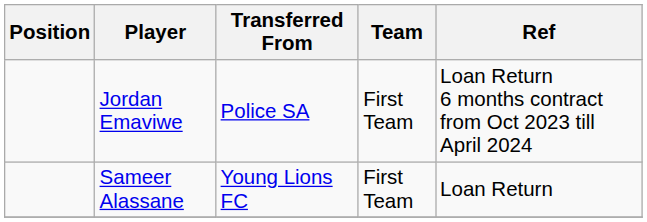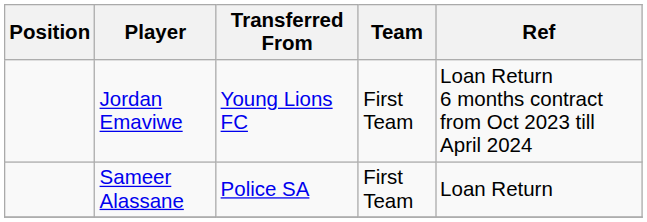(265, 110) Police SA -> (277, 110) Young Lions FC
(277, 189) Young Lions FC -> (265, 189) Police SA
